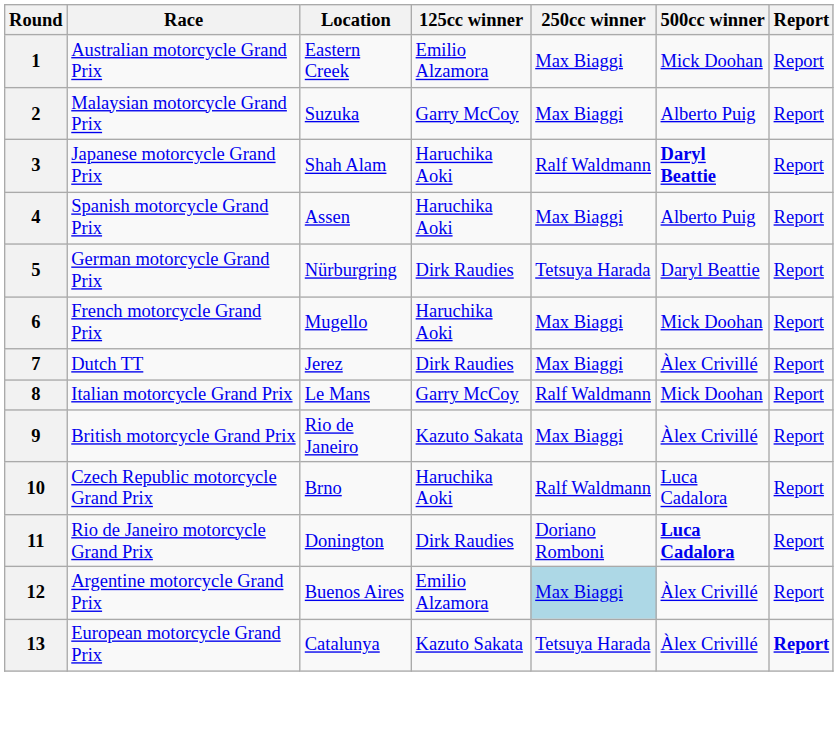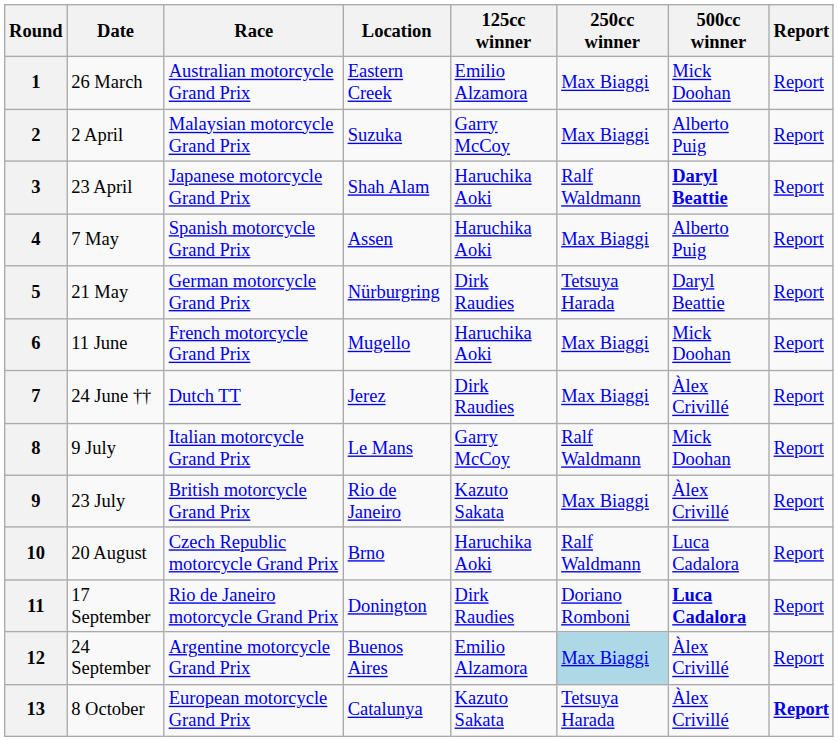+ column: (116, 30)
